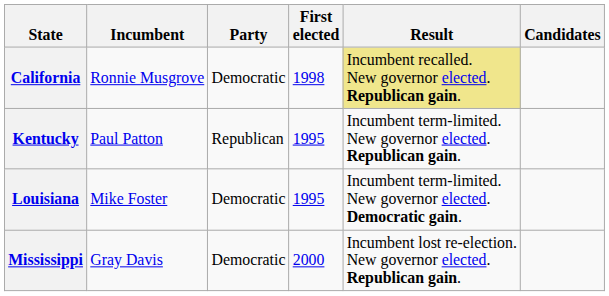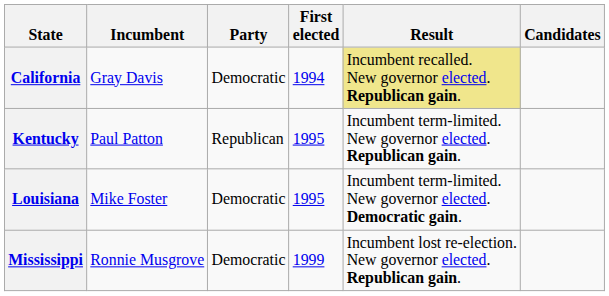(147, 77) Ronnie Musgrove -> (127, 77) Gray Davis
(309, 77) 1998 -> (309, 77) 1994
(127, 260) Gray Davis -> (147, 260) Ronnie Musgrove
(309, 260) 2000 -> (309, 260) 1999
